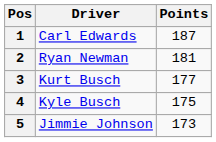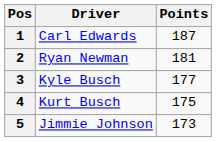(80, 82) Kurt Busch -> (80, 82) Kyle Busch
(80, 104) Kyle Busch -> (80, 104) Kurt Busch
